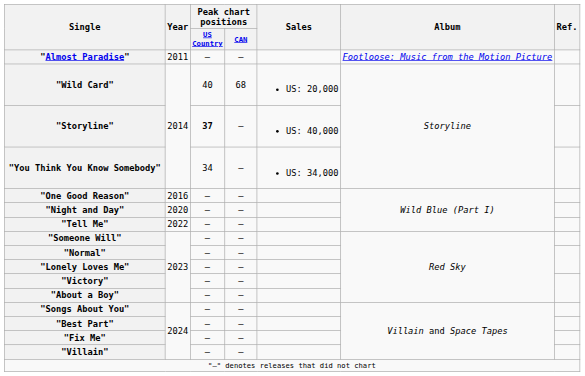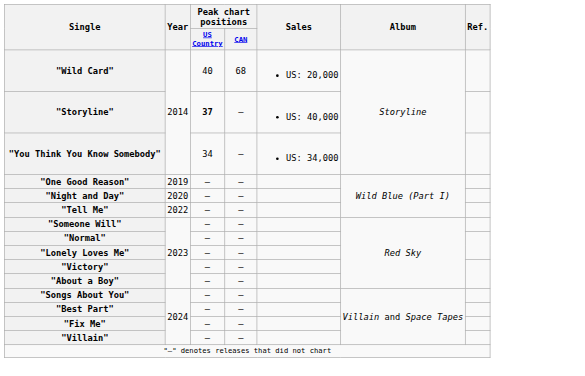- row: (85, 57)
(178, 196) 2016 -> (178, 182) 2019
